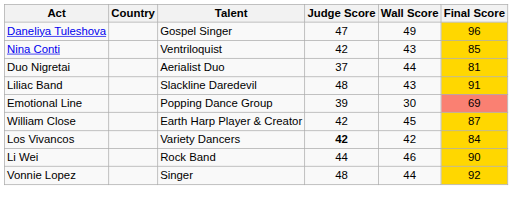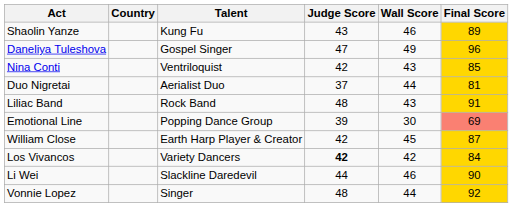+ row: (43, 31)
(208, 85) Slackline Daredevil -> (188, 103) Rock Band
(188, 157) Rock Band -> (208, 175) Slackline Daredevil
